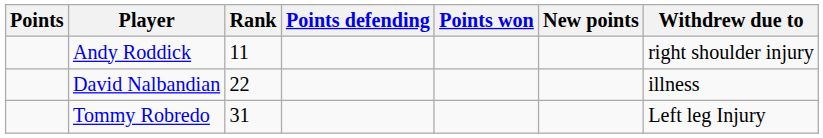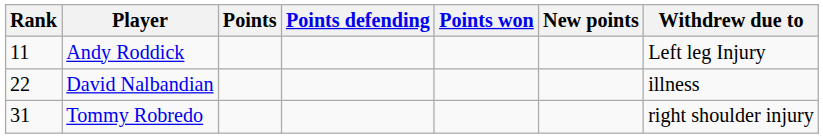columns swapped: (253, 20) <-> (37, 20)
(731, 52) right shoulder injury -> (707, 52) Left leg Injury
(707, 116) Left leg Injury -> (731, 116) right shoulder injury
